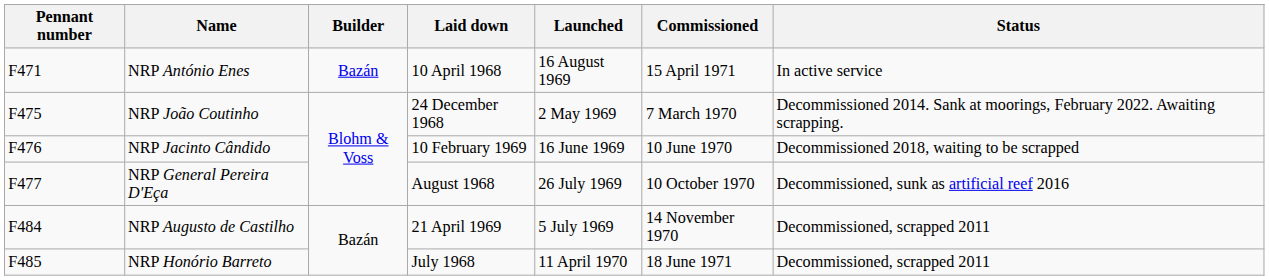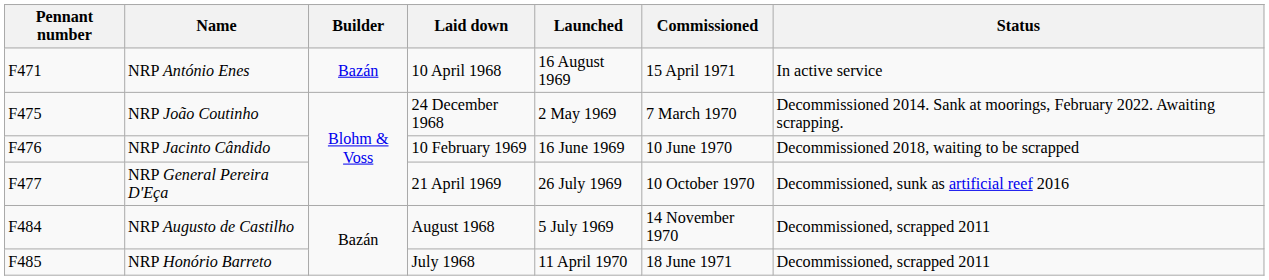(453, 183) August 1968 -> (456, 183) 21 April 1969
(456, 227) 21 April 1969 -> (453, 227) August 1968
